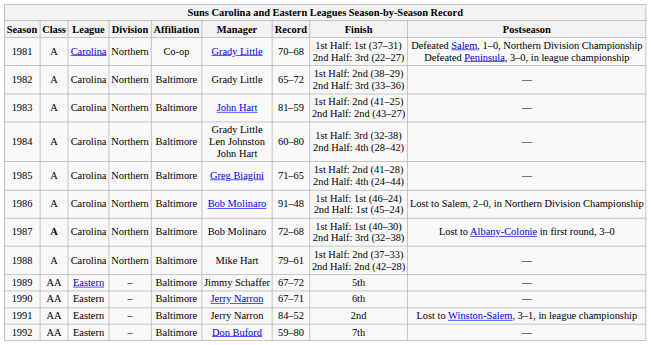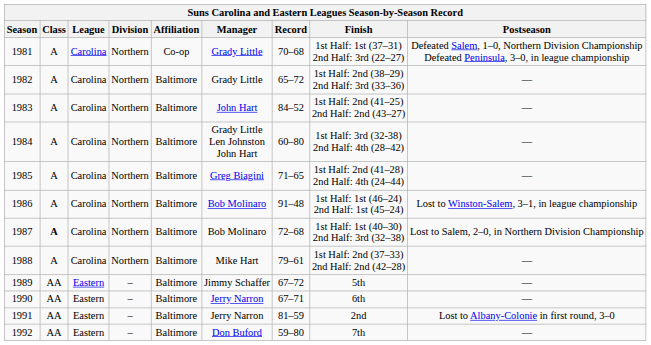(291, 107) 81–59 -> (291, 107) 84–52
(527, 204) Lost to Salem, 2–0, in Northern Division Championship -> (527, 204) Lost to Winston-Salem, 3–1, in league championship
(527, 232) Lost to Albany-Colonie in first round, 3–0 -> (527, 232) Lost to Salem, 2–0, in Northern Division Championship
(291, 315) 84–52 -> (291, 315) 81–59
(527, 315) Lost to Winston-Salem, 3–1, in league championship -> (527, 315) Lost to Albany-Colonie in first round, 3–0
